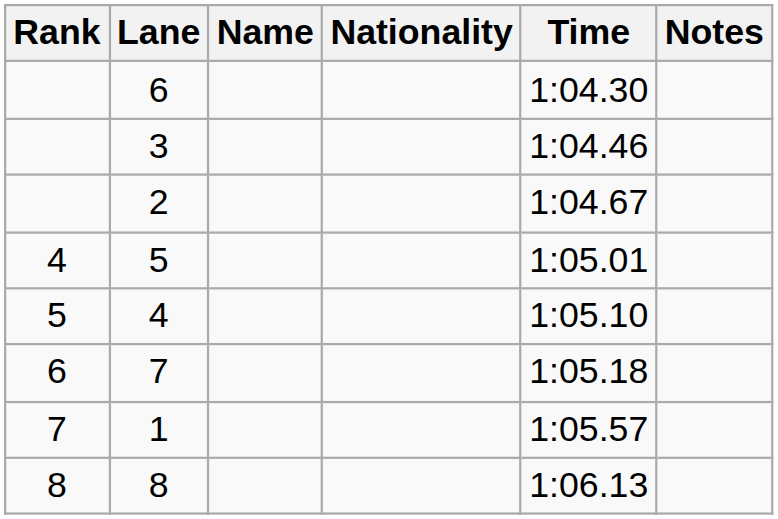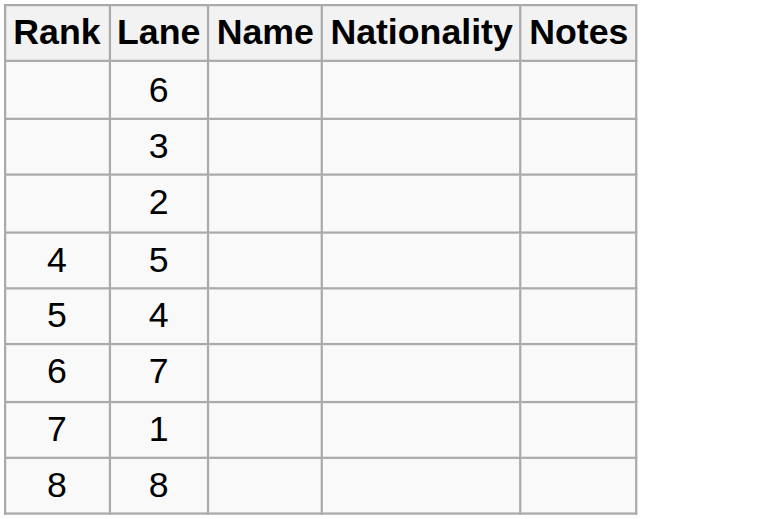- column: (589, 32)
